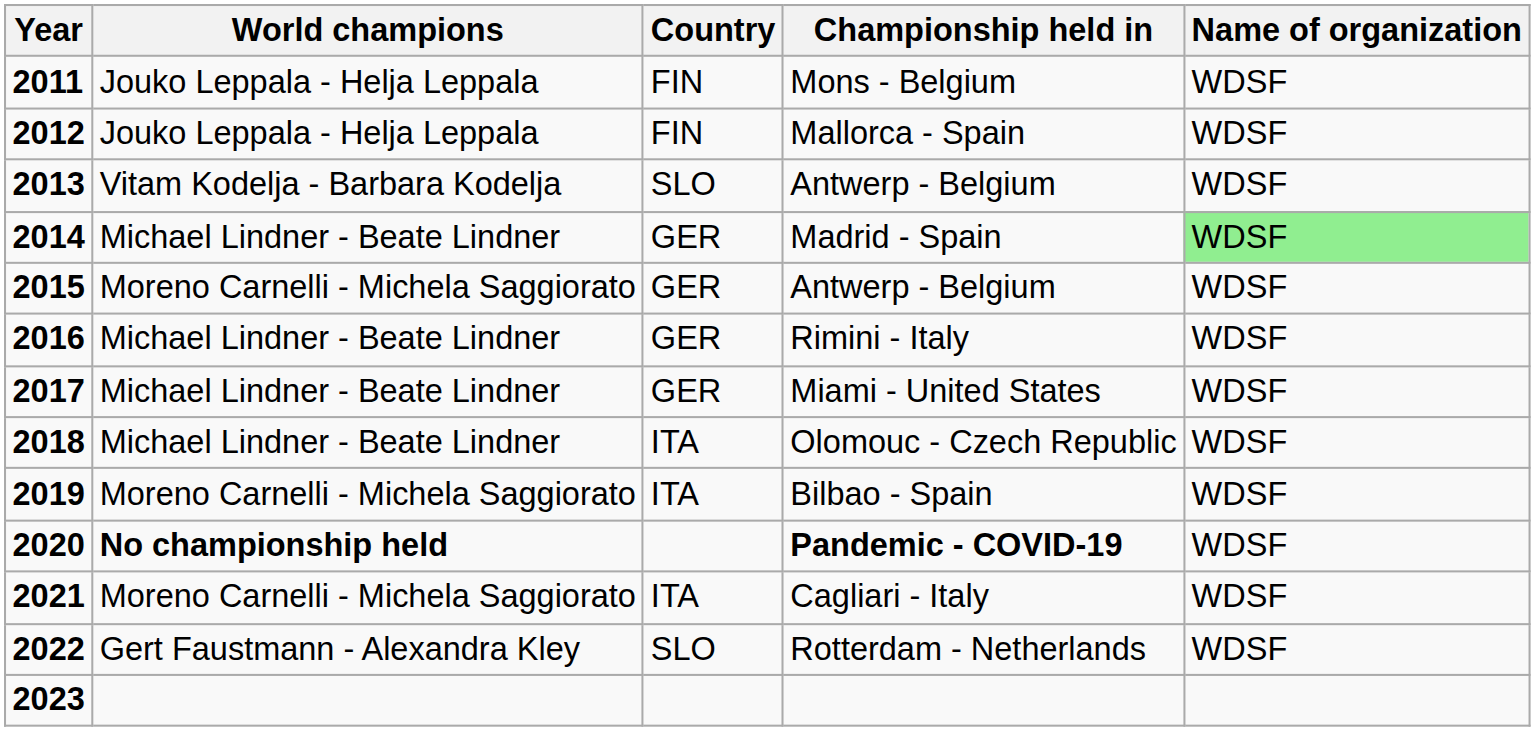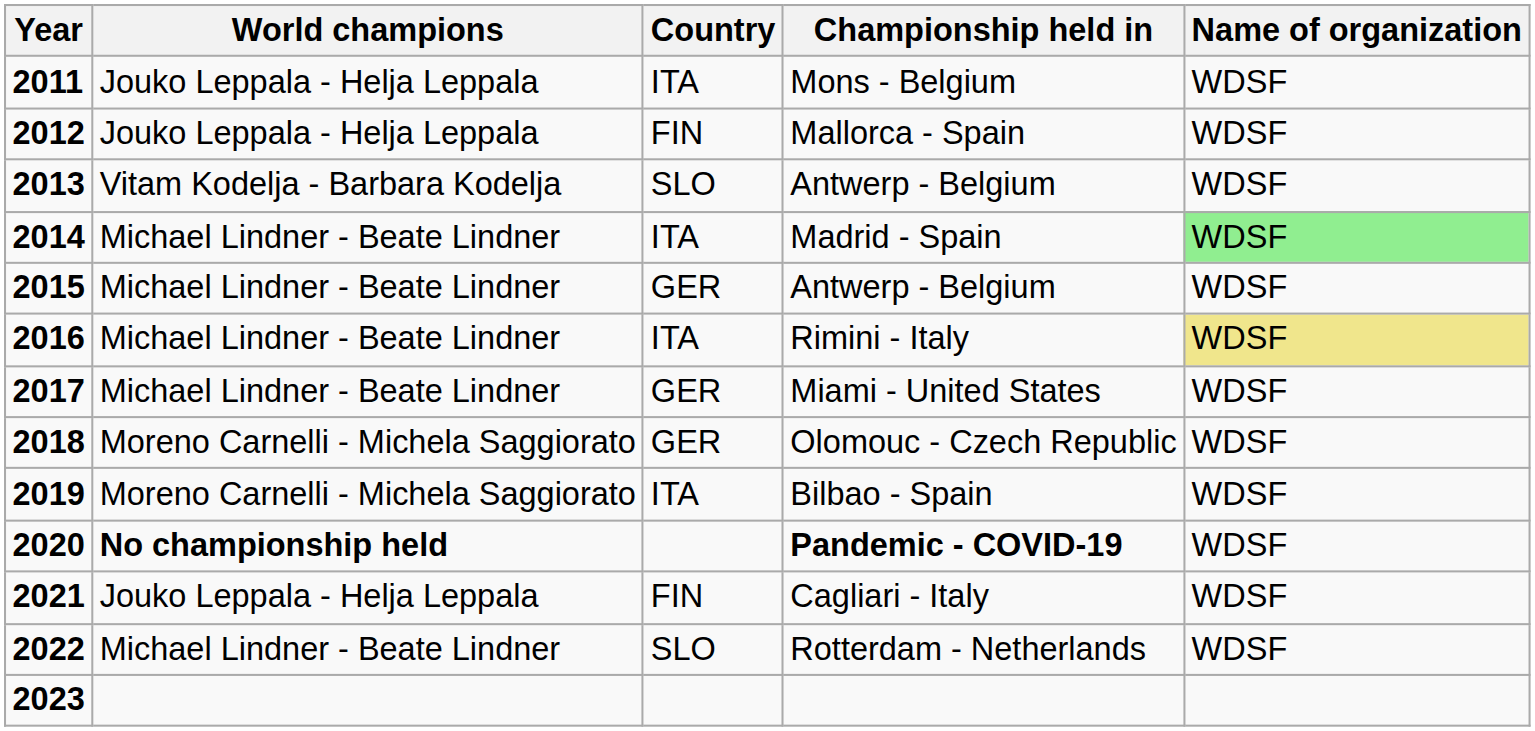(677, 81) FIN -> (675, 81) ITA
(686, 236) GER -> (675, 236) ITA
(368, 287) Moreno Carnelli - Michela Saggiorato -> (330, 287) Michael Lindner - Beate Lindner
(686, 339) GER -> (675, 339) ITA
(1239, 339) no background -> (1239, 339) khaki background
(330, 442) Michael Lindner - Beate Lindner -> (368, 442) Moreno Carnelli - Michela Saggiorato
(675, 442) ITA -> (686, 442) GER
(368, 596) Moreno Carnelli - Michela Saggiorato -> (319, 596) Jouko Leppala - Helja Leppala
(675, 596) ITA -> (677, 596) FIN
(340, 648) Gert Faustmann - Alexandra Kley -> (330, 648) Michael Lindner - Beate Lindner
